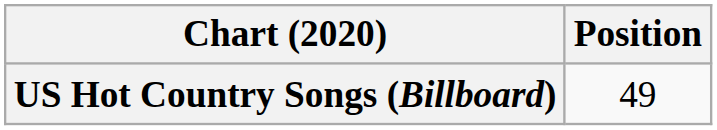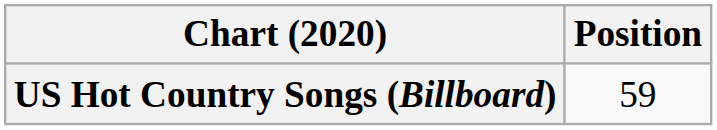(638, 93) 49 -> (638, 93) 59
